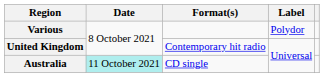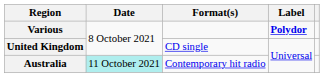(287, 30) normal -> (289, 30) bold
(215, 47) Contemporary hit radio -> (186, 47) CD single
(186, 64) CD single -> (215, 64) Contemporary hit radio
